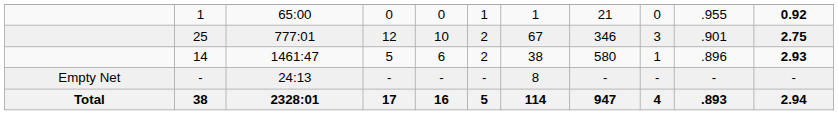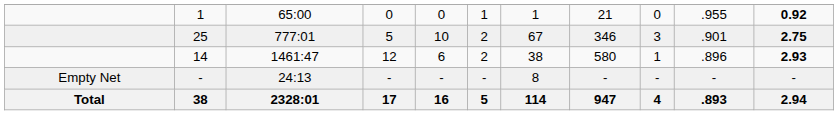(389, 36) 12 -> (389, 36) 5
(389, 57) 5 -> (389, 57) 12
